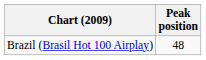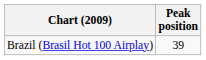(178, 45) 48 -> (178, 45) 39
